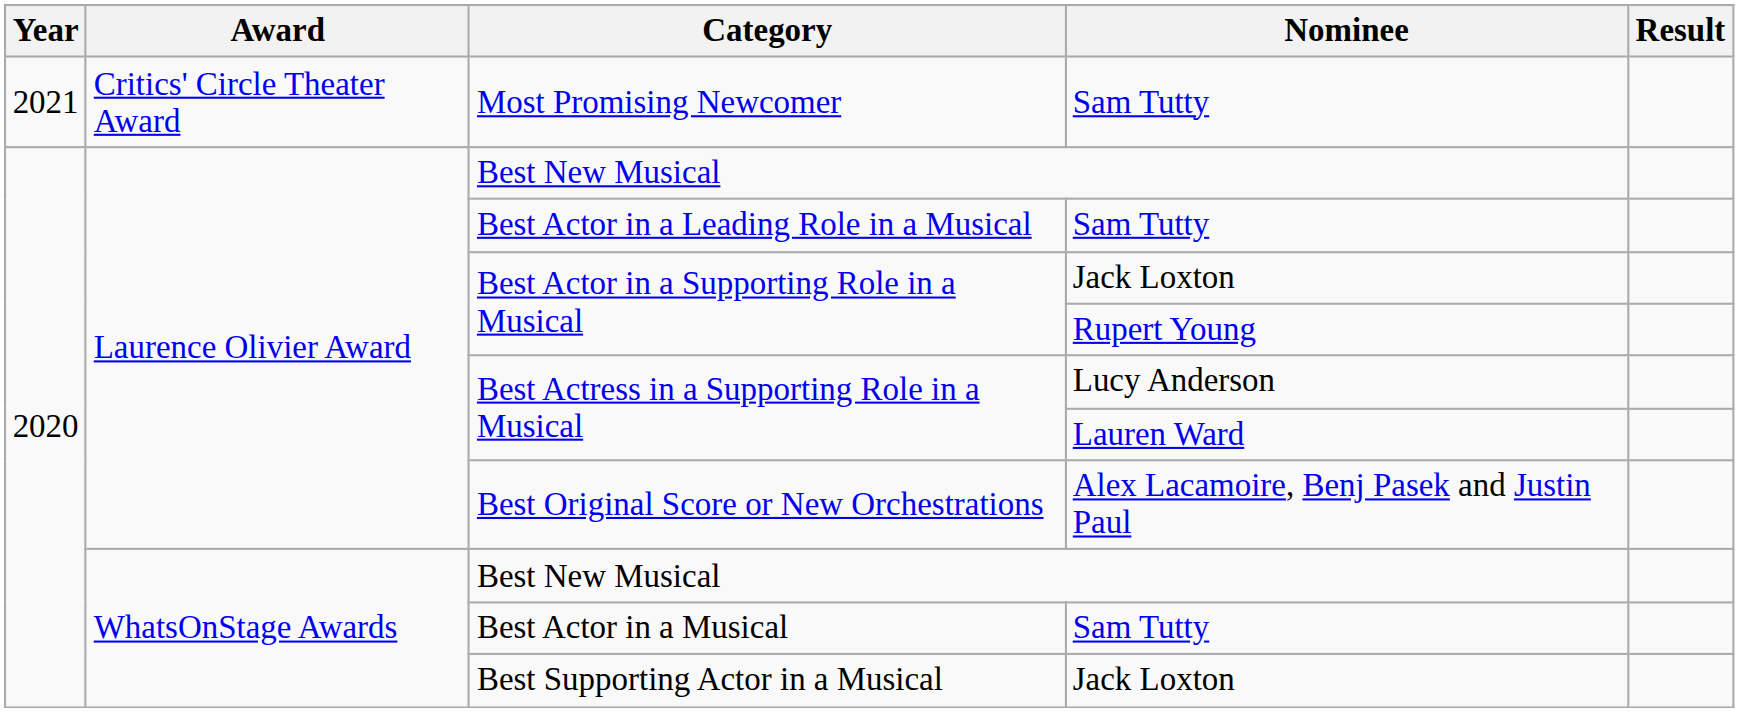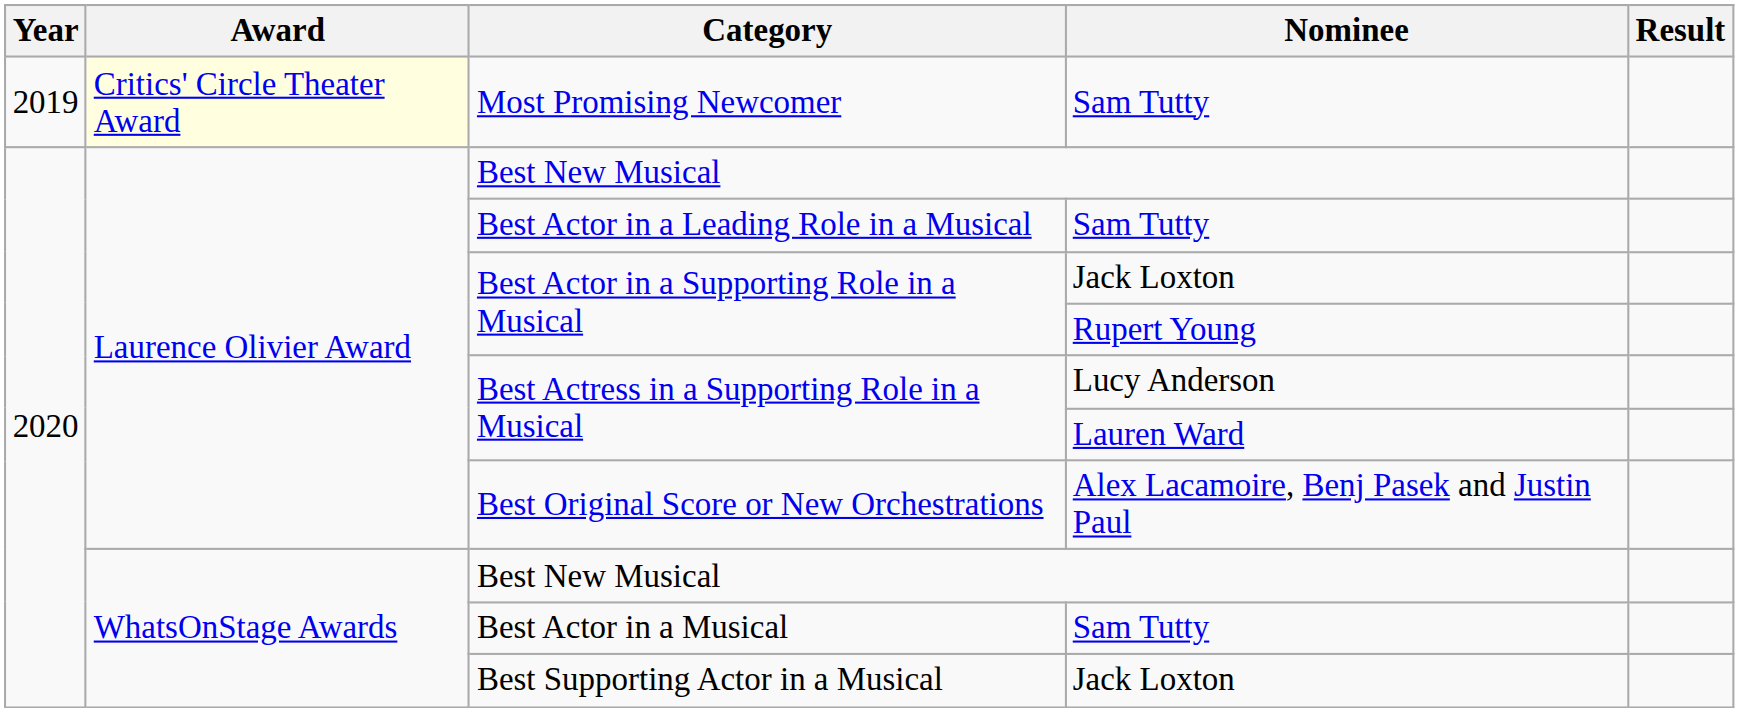(46, 101) 2021 -> (46, 101) 2019
(239, 101) no background -> (239, 101) lightyellow background
